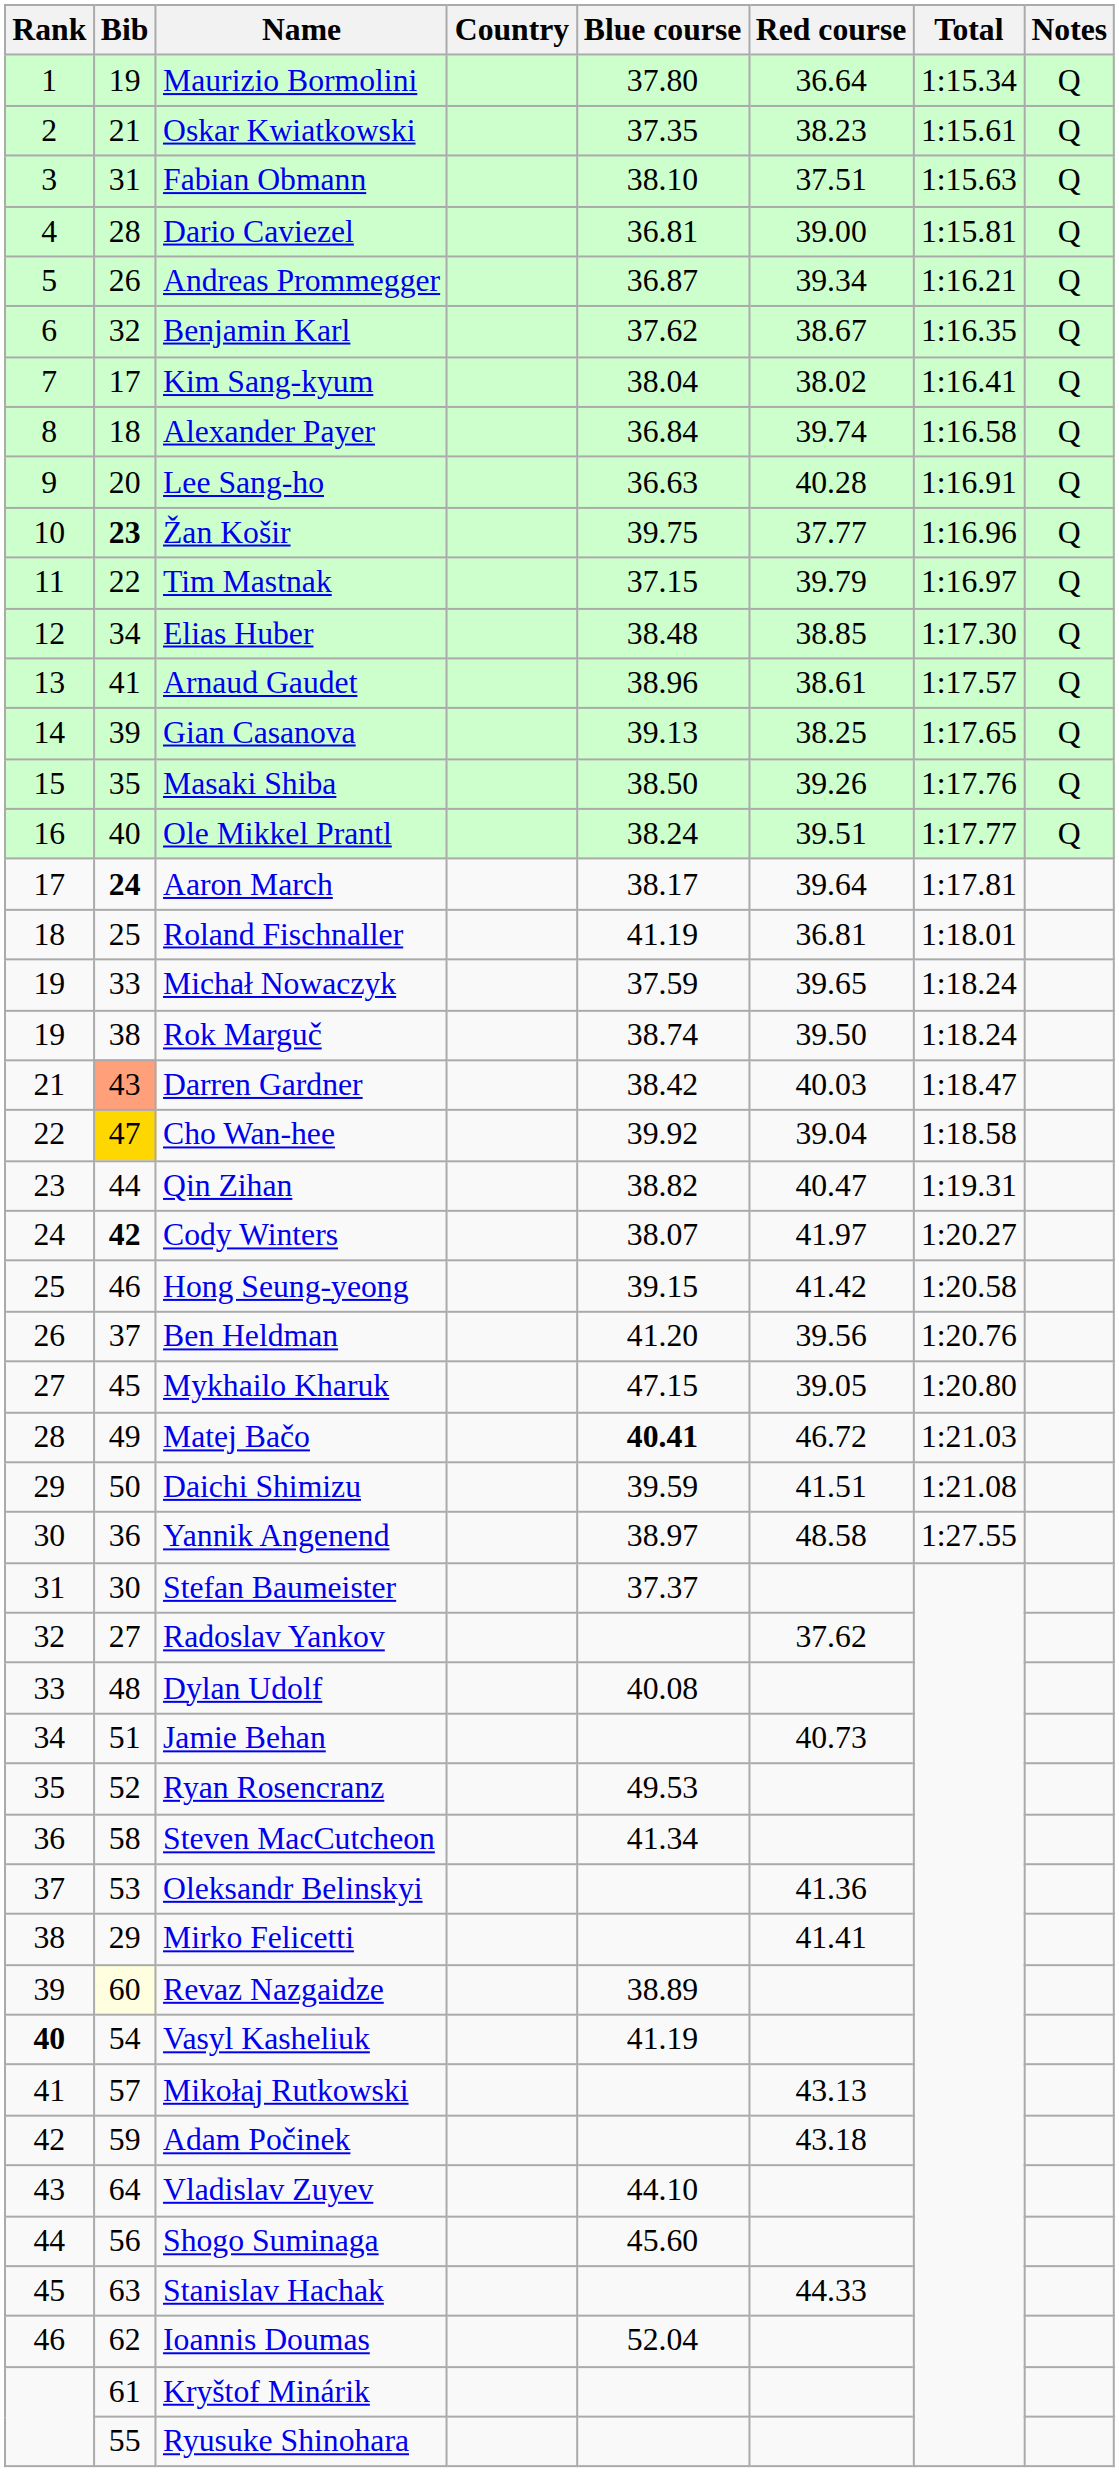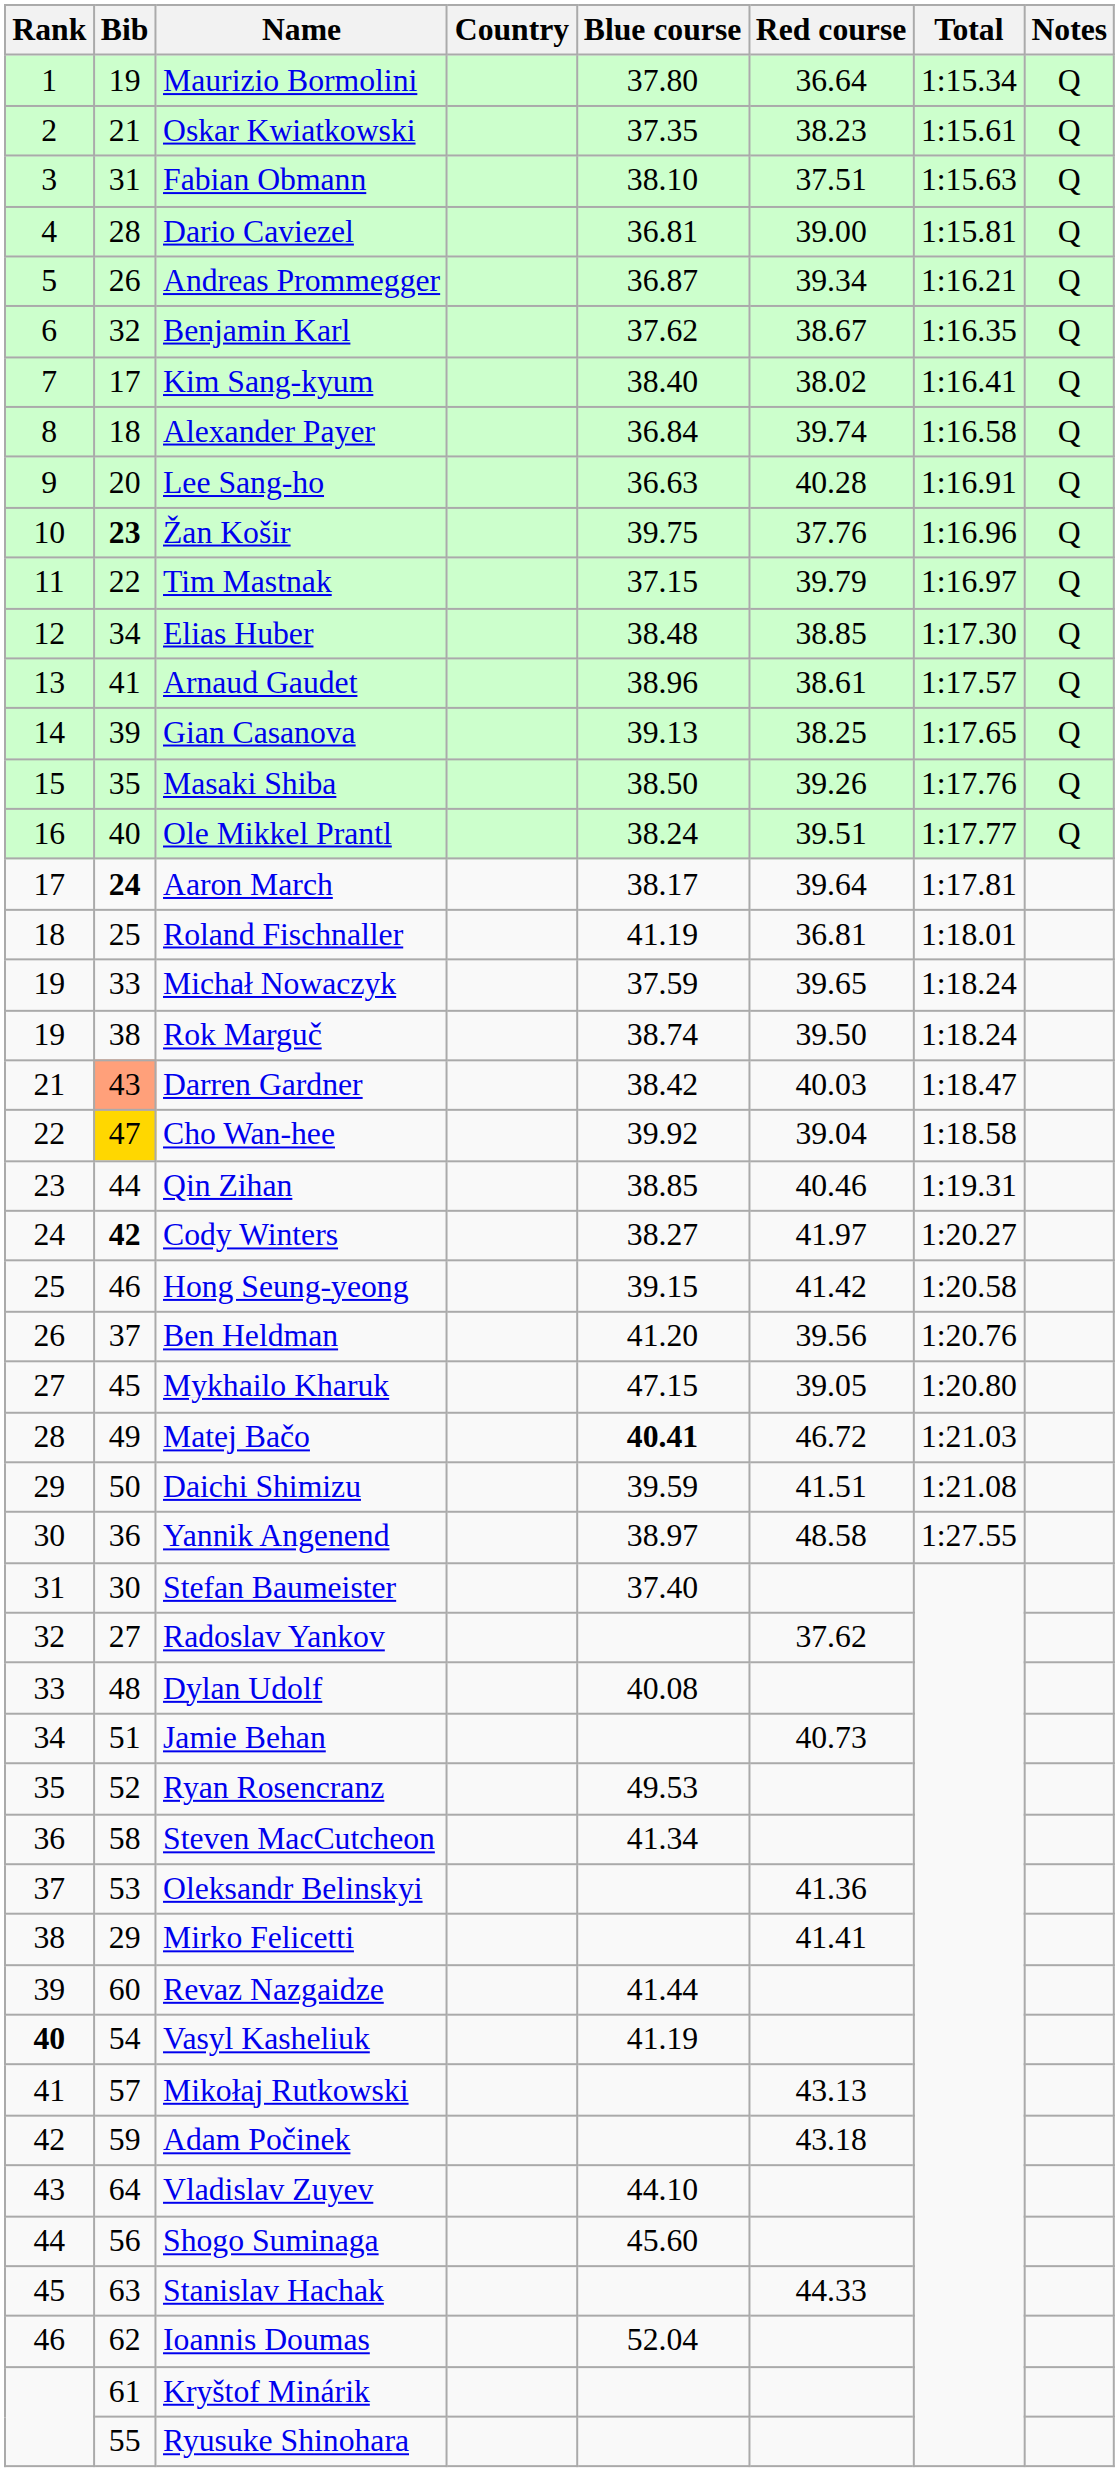(663, 381) 38.04 -> (663, 381) 38.40
(831, 532) 37.77 -> (831, 532) 37.76
(663, 1185) 38.82 -> (663, 1185) 38.85
(831, 1185) 40.47 -> (831, 1185) 40.46
(663, 1235) 38.07 -> (663, 1235) 38.27
(663, 1587) 37.37 -> (663, 1587) 37.40
(125, 1989) lightyellow background -> (125, 1989) no background
(663, 1989) 38.89 -> (663, 1989) 41.44
